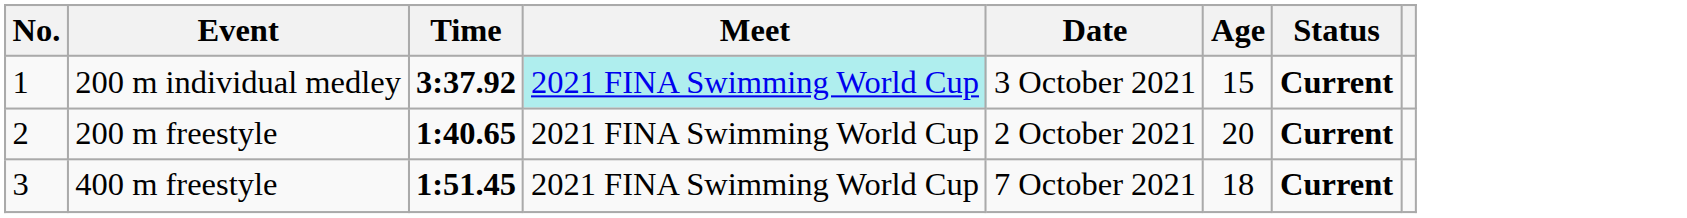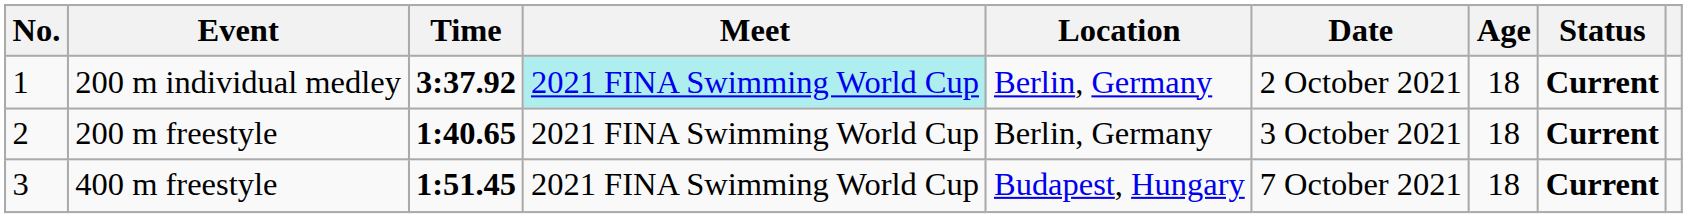+ column: (1119, 30)
(1095, 81) 3 October 2021 -> (1361, 81) 2 October 2021
(1238, 81) 15 -> (1504, 81) 18
(1095, 133) 2 October 2021 -> (1361, 133) 3 October 2021
(1238, 133) 20 -> (1504, 133) 18
